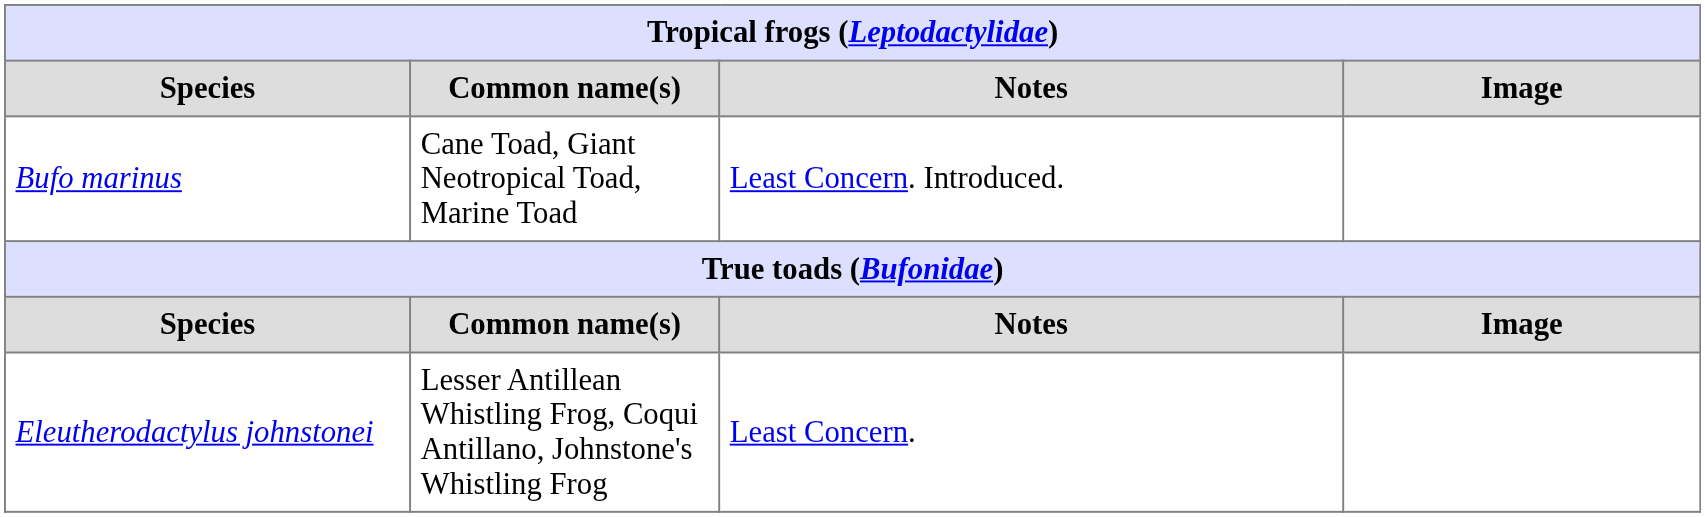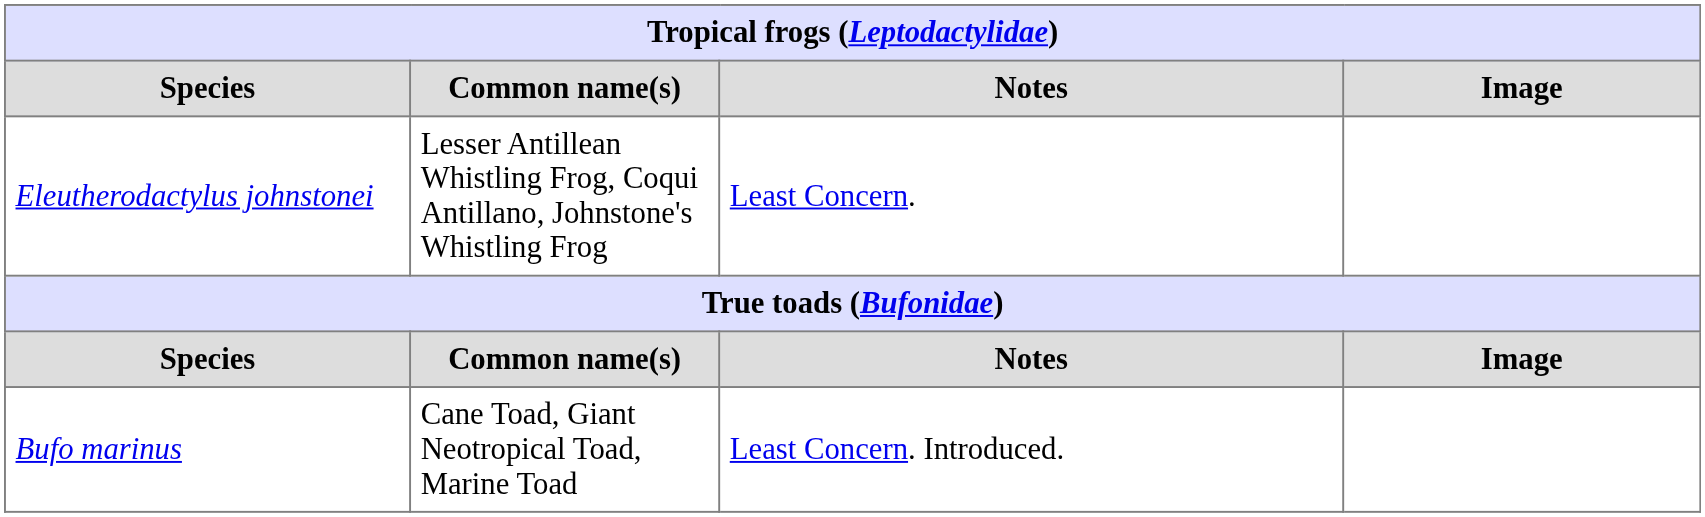rows swapped: (195, 431) <-> (99, 178)
